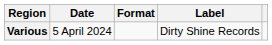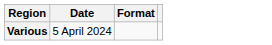- column: (210, 13)
